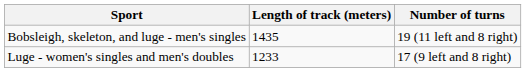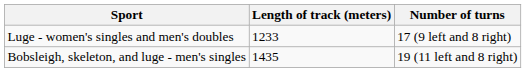rows swapped: (127, 36) <-> (121, 57)
